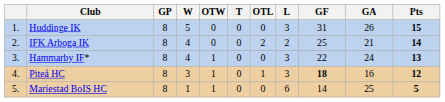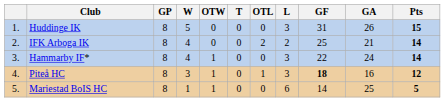(416, 58) 13 -> (416, 58) 14
